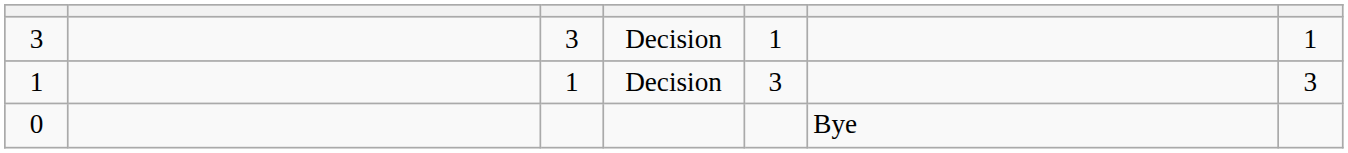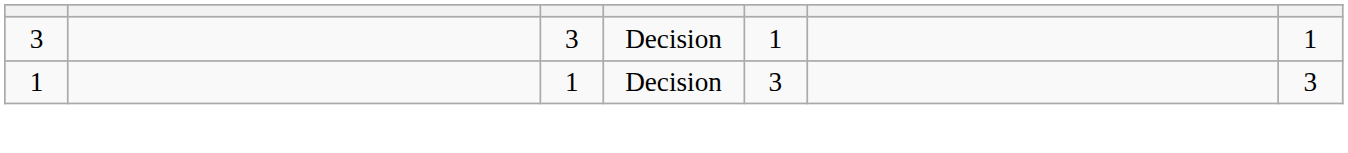- row: (37, 124)
